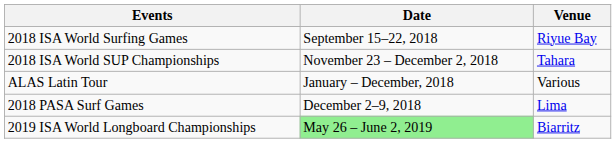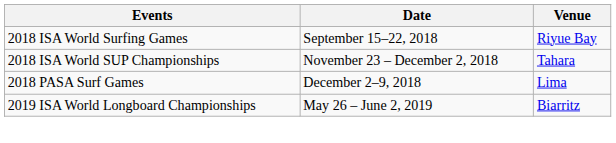- row: (58, 82)
(368, 127) lightgreen background -> (368, 104) no background
